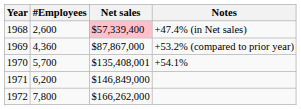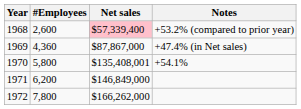(201, 29) +47.4% (in Net sales) -> (224, 29) +53.2% (compared to prior year)
(224, 46) +53.2% (compared to prior year) -> (201, 46) +47.4% (in Net sales)
(45, 63) 5,700 -> (45, 63) 5,800
